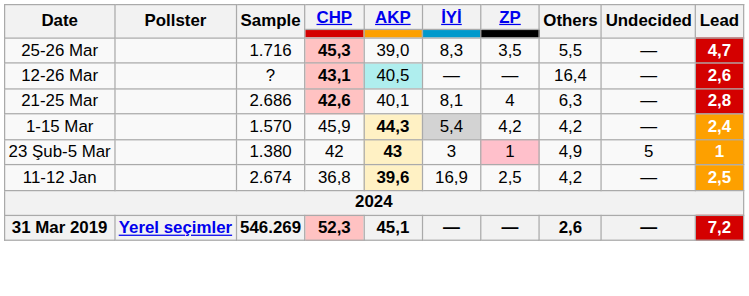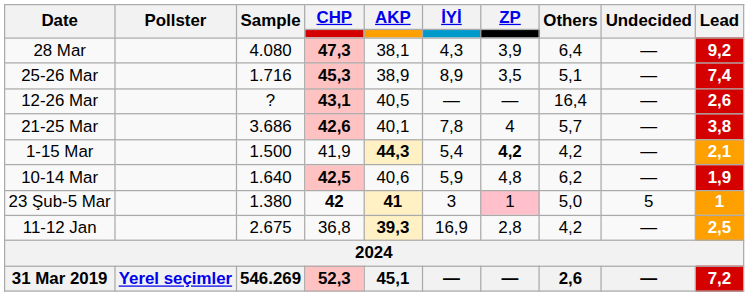+ row: (60, 50)
(393, 50) 39,0 -> (393, 75) 38,9
(451, 50) 8,3 -> (451, 75) 8,9
(570, 50) 5,5 -> (570, 75) 5,1
(719, 50) 4,7 -> (719, 75) 7,4
(393, 75) paleturquoise background -> (393, 100) no background
(271, 100) 2.686 -> (271, 126) 3.686
(451, 100) 8,1 -> (451, 126) 7,8
(570, 100) 6,3 -> (570, 126) 5,7
(719, 100) 2,8 -> (719, 126) 3,8
(271, 126) 1.570 -> (271, 151) 1.500
(334, 126) 45,9 -> (334, 151) 41,9
(451, 126) lightgrey background -> (451, 151) no background
(510, 126) normal -> (510, 151) bold
(719, 126) 2,4 -> (719, 151) 2,1
+ row: (60, 176)
(334, 151) normal -> (334, 202) bold
(393, 151) 43 -> (393, 202) 41
(570, 151) 4,9 -> (570, 202) 5,0
(271, 176) 2.674 -> (271, 227) 2.675
(393, 176) 39,6 -> (393, 227) 39,3
(510, 176) 2,5 -> (510, 227) 2,8
